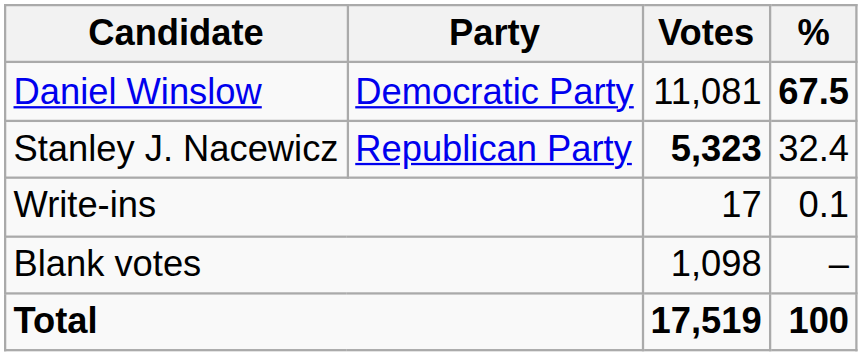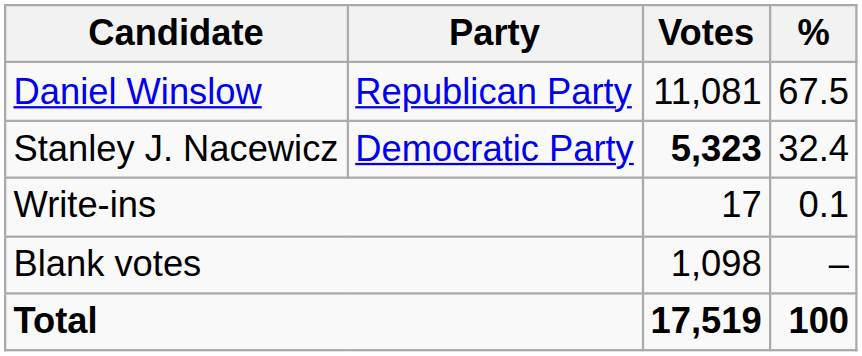(495, 90) Democratic Party -> (494, 90) Republican Party
(814, 90) bold -> (814, 90) normal
(494, 148) Republican Party -> (495, 148) Democratic Party
